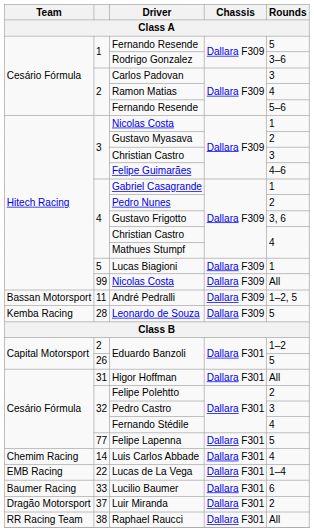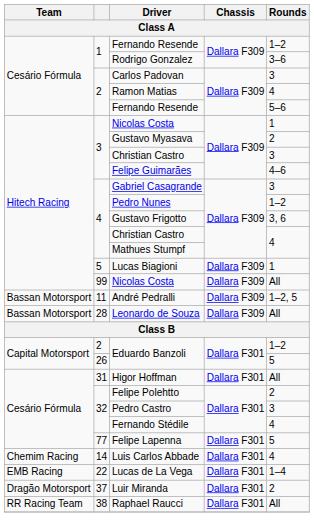(272, 44) 5 -> (277, 44) 1–2
(272, 186) 1 -> (272, 186) 3
(272, 202) 2 -> (277, 202) 1–2
(40, 313) Kemba Racing -> (49, 313) Bassan Motorsport
(272, 313) 5 -> (275, 313) All
- row: (102, 488)
